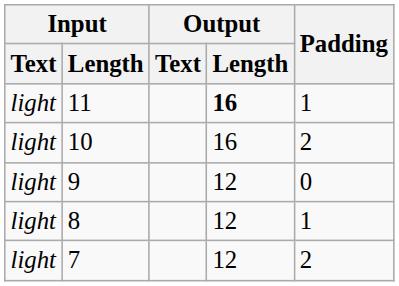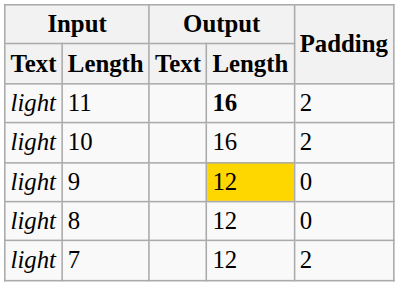(306, 102) 1 -> (306, 102) 2
(225, 181) no background -> (225, 181) gold background
(306, 220) 1 -> (306, 220) 0
